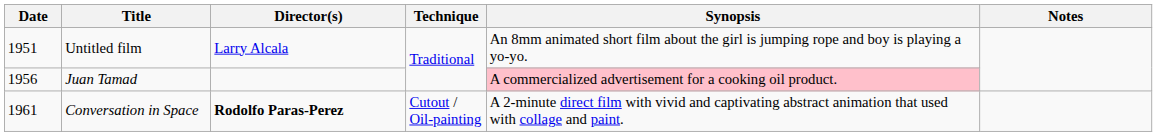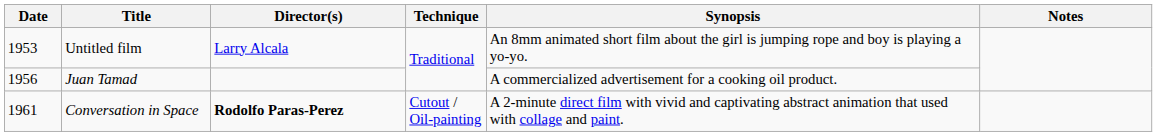(23, 47) 1951 -> (23, 47) 1953
(663, 79) pink background -> (663, 79) no background
